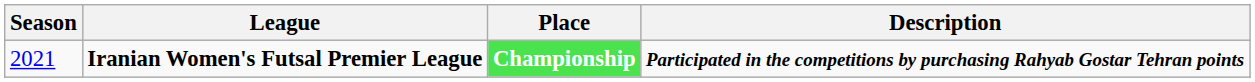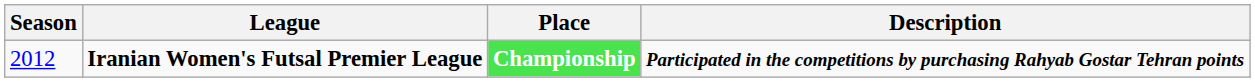(33, 58) 2021 -> (33, 58) 2012
